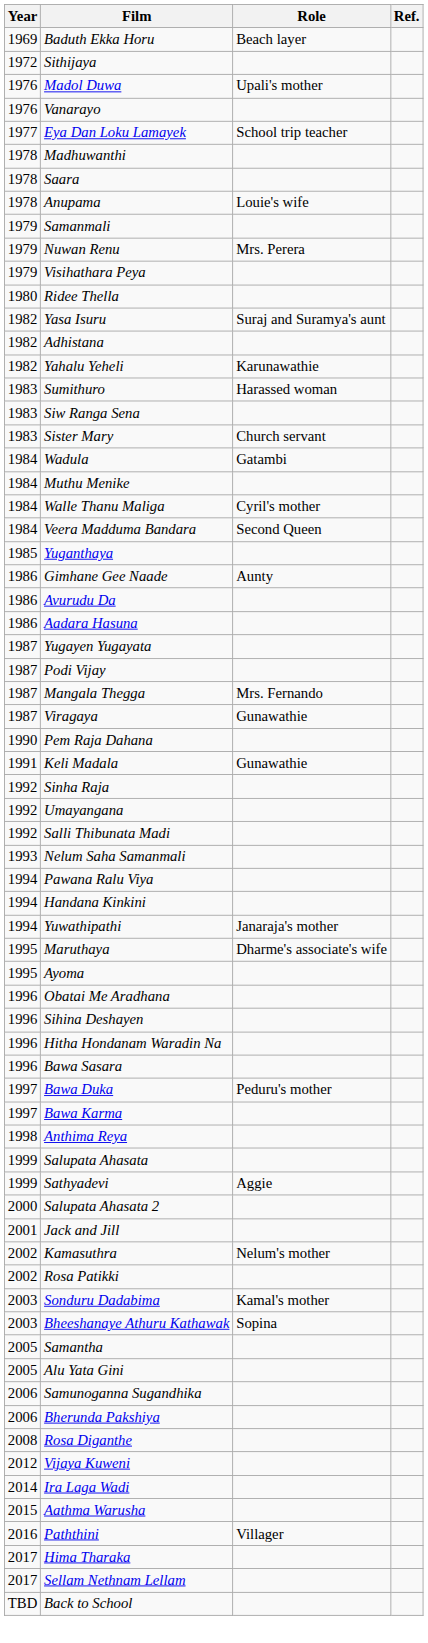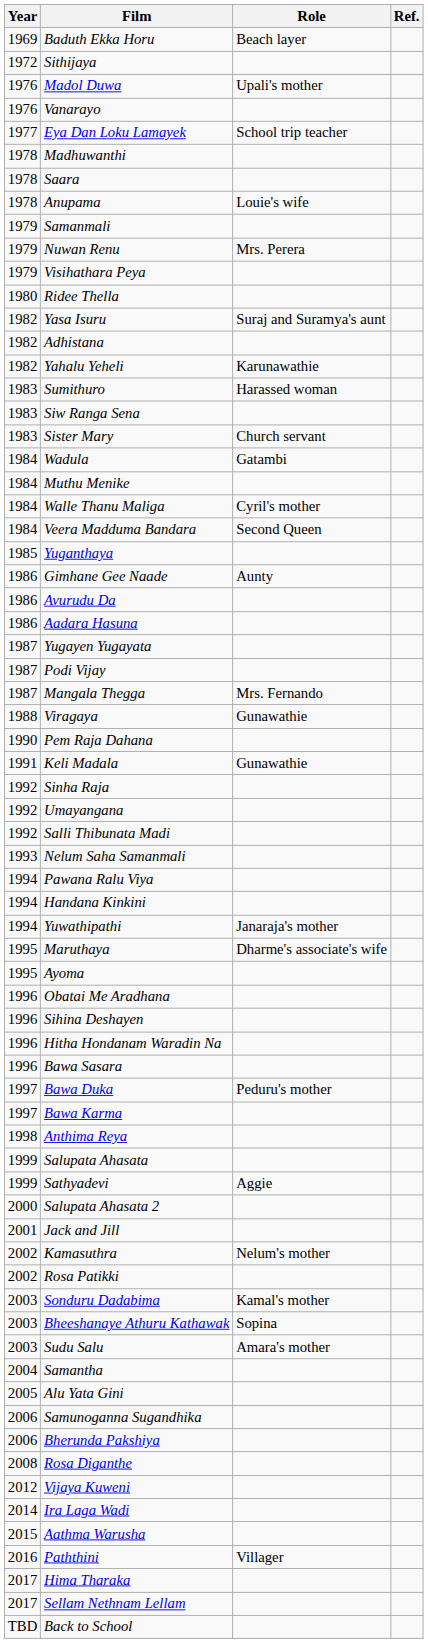(23, 716) 1987 -> (23, 716) 1988
+ row: (74, 1346)
(23, 1346) 2005 -> (23, 1370) 2004
